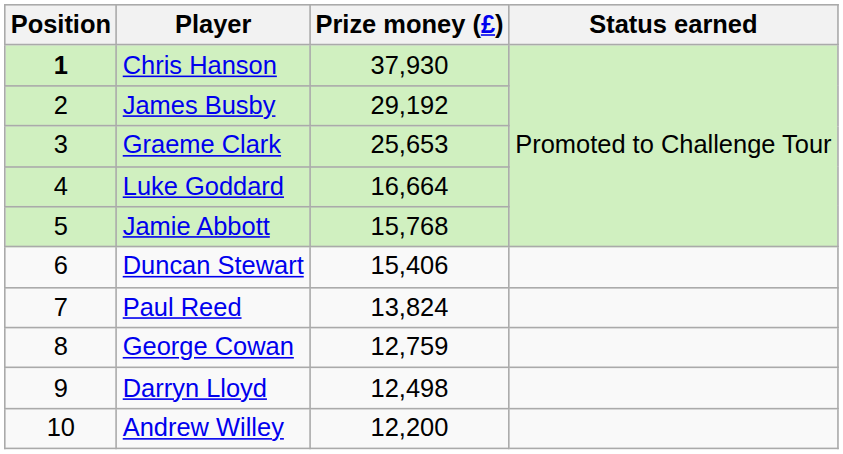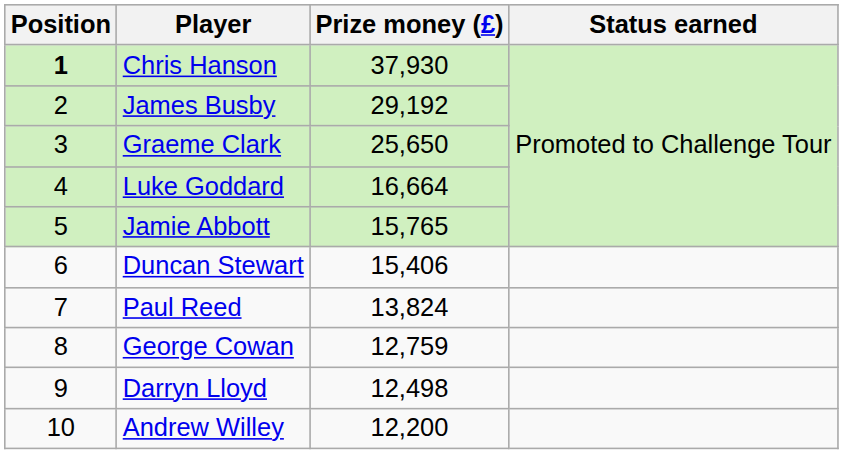(409, 145) 25,653 -> (409, 145) 25,650
(409, 226) 15,768 -> (409, 226) 15,765
